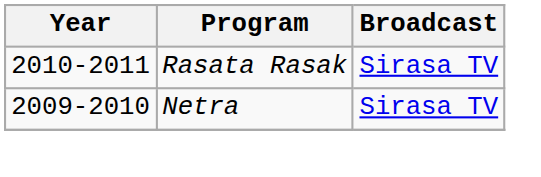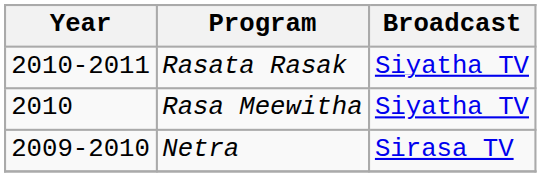(429, 68) Sirasa TV -> (452, 68) Siyatha TV
+ row: (262, 109)
